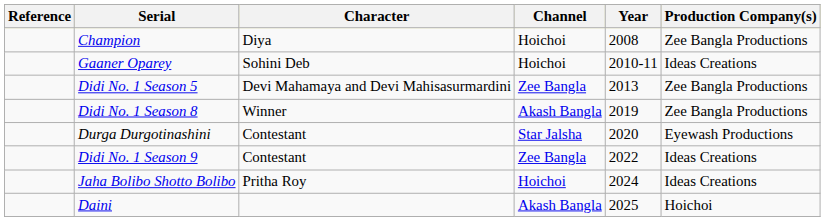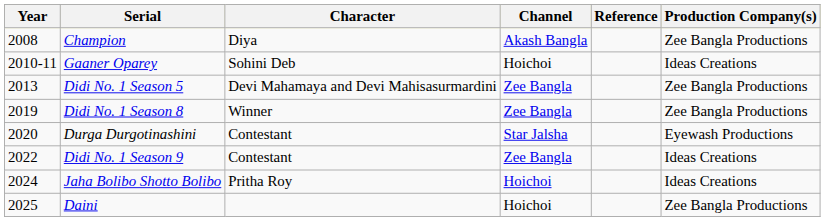columns swapped: (633, 16) <-> (40, 16)
(542, 39) Hoichoi -> (546, 39) Akash Bangla
(560, 110) Akash Bangla -> (538, 110) Zee Bangla
(560, 205) Akash Bangla -> (528, 205) Hoichoi
(689, 205) Hoichoi -> (736, 205) Zee Bangla Productions
